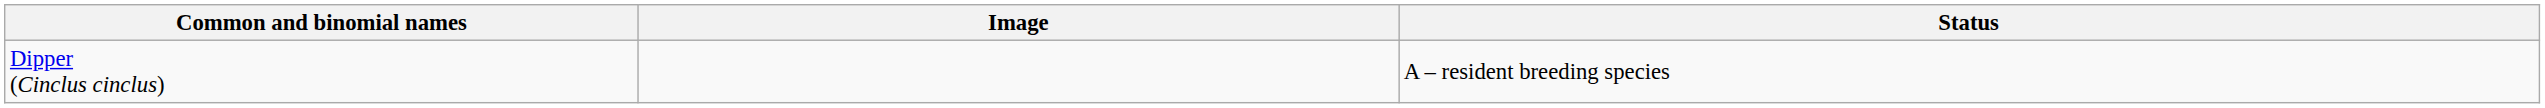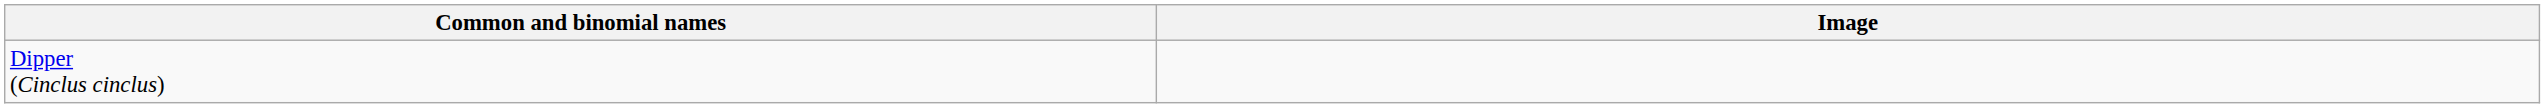- column: (1969, 22)
